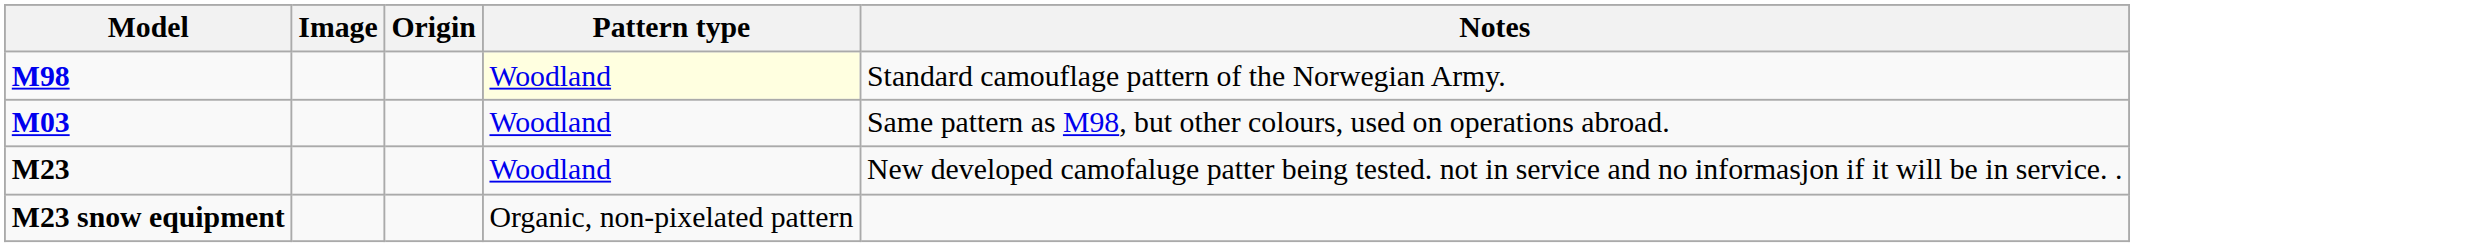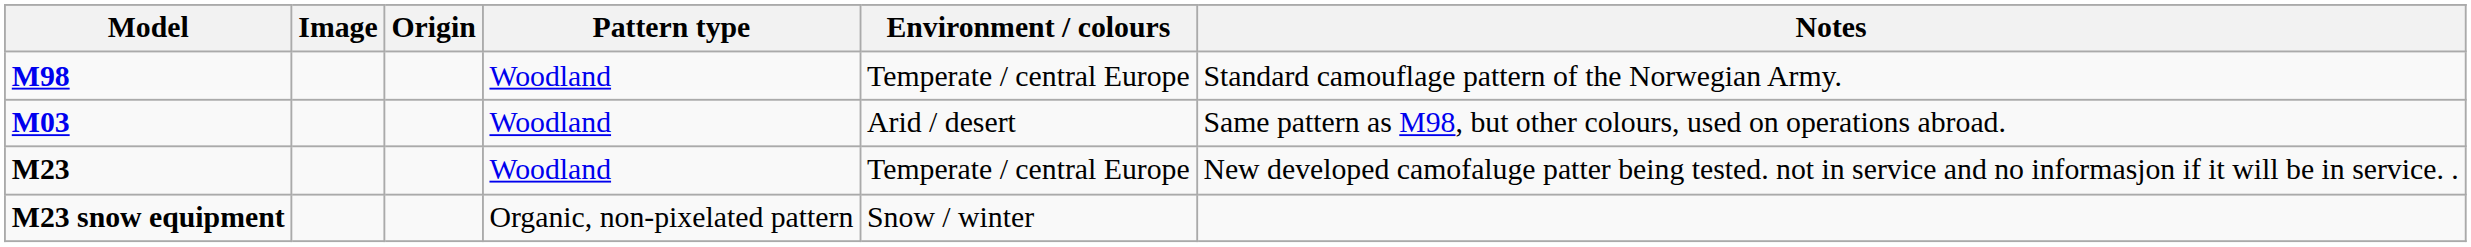+ column: (1028, 28)
(550, 75) lightyellow background -> (550, 75) no background
